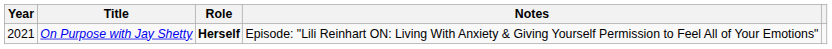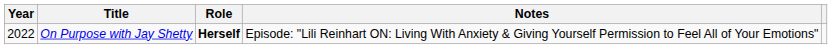(21, 33) 2021 -> (21, 33) 2022
